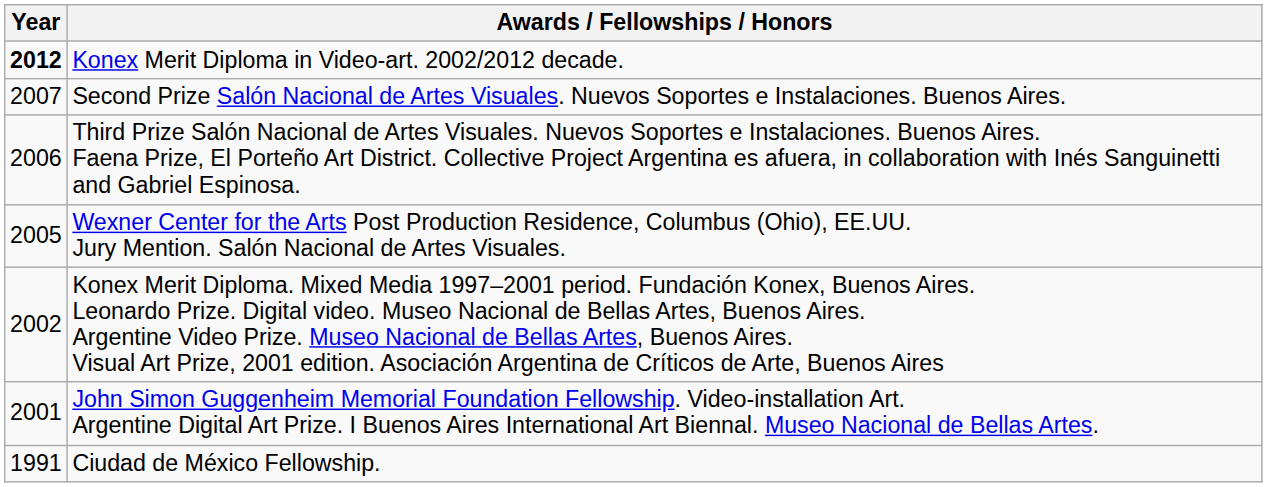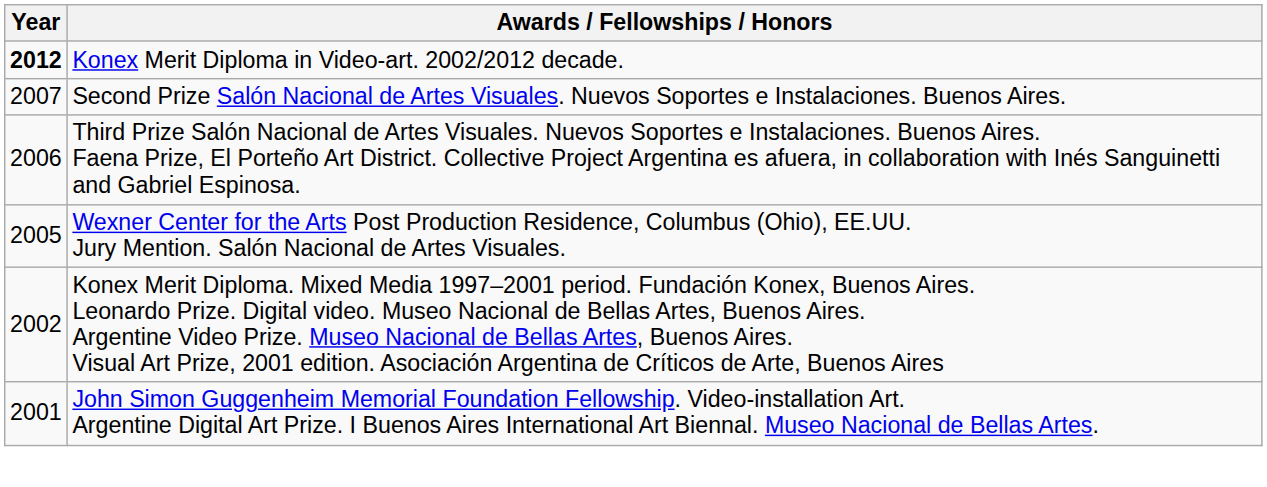- row: (226, 463)
